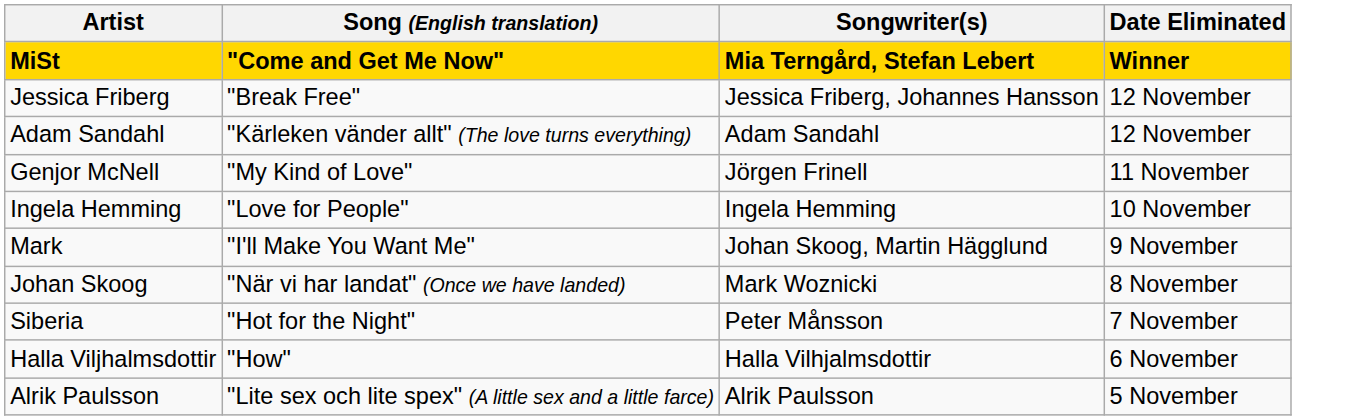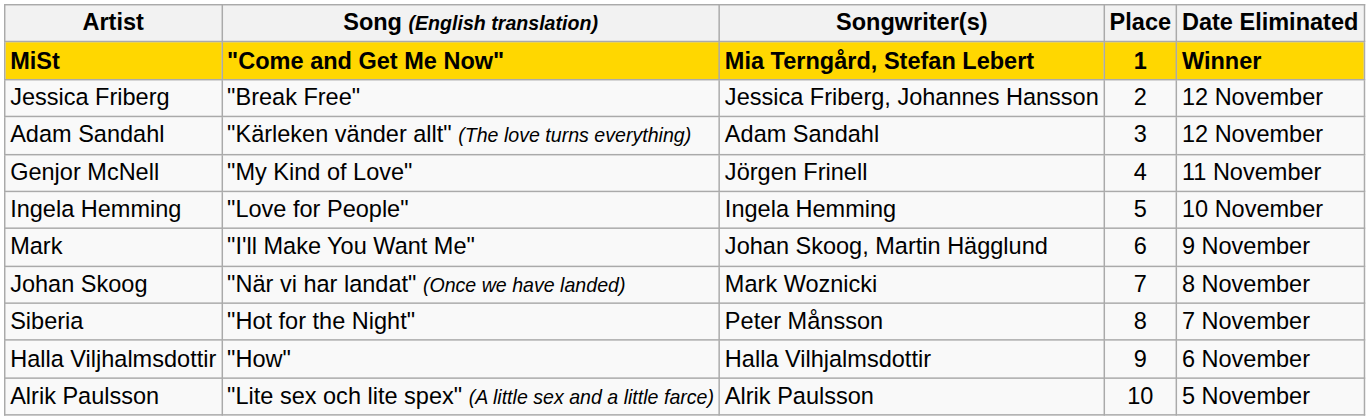+ column: (1140, 23)
